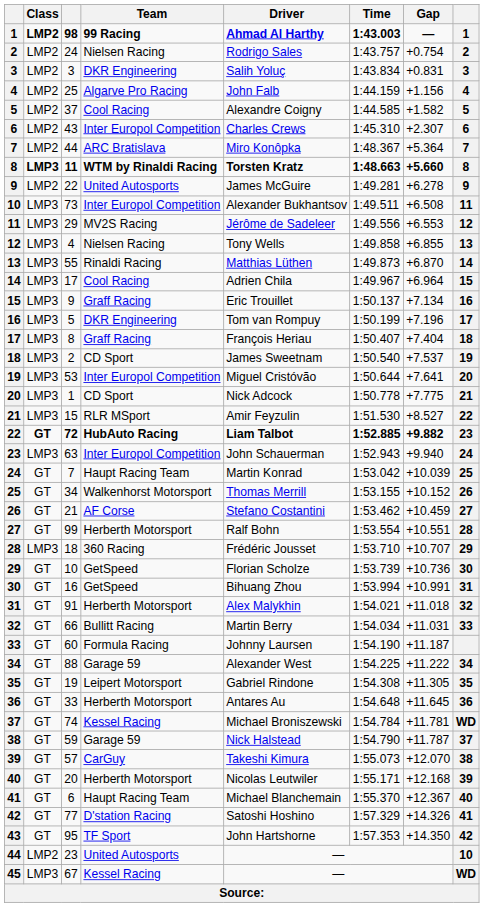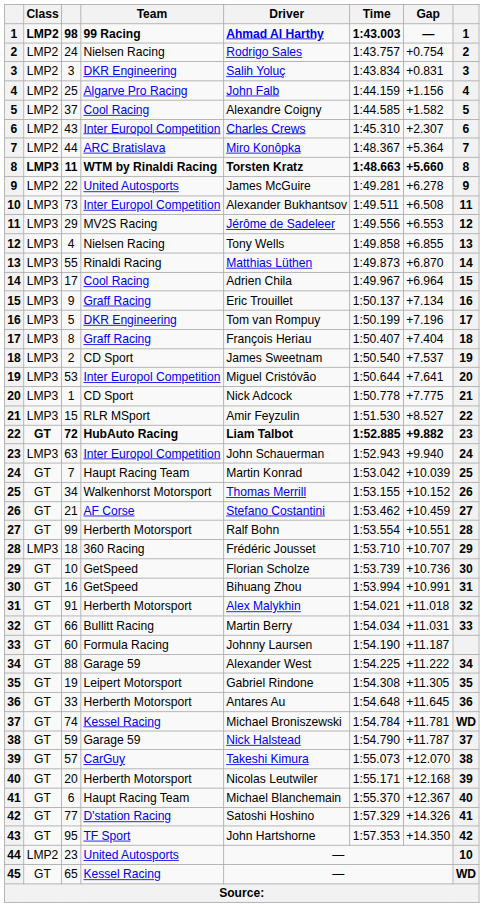(43, 874) LMP3 -> (43, 874) GT
(71, 874) 67 -> (71, 874) 65
